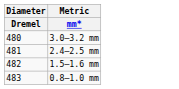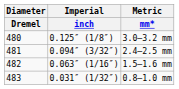+ column: (84, 24)
